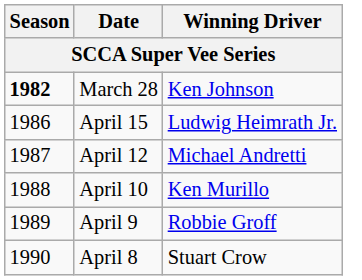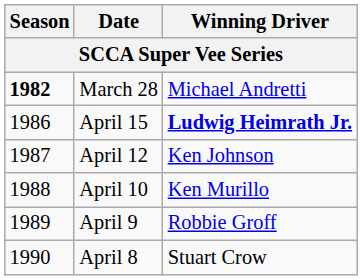(221, 88) Ken Johnson -> (237, 88) Michael Andretti
(252, 121) normal -> (260, 121) bold
(237, 155) Michael Andretti -> (221, 155) Ken Johnson
